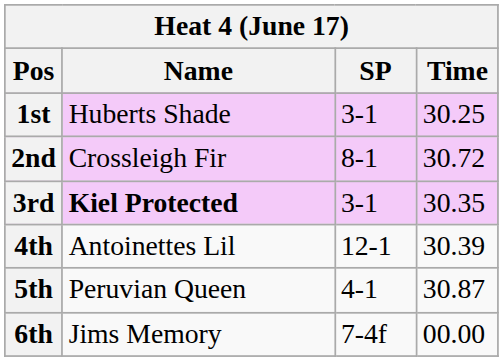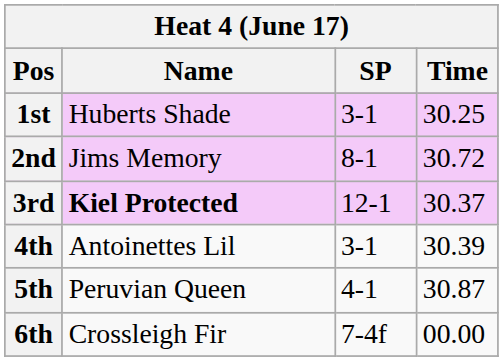(147, 158) Crossleigh Fir -> (145, 158) Jims Memory
(359, 202) 3-1 -> (366, 202) 12-1
(454, 202) 30.35 -> (454, 202) 30.37
(366, 245) 12-1 -> (359, 245) 3-1
(145, 333) Jims Memory -> (147, 333) Crossleigh Fir
